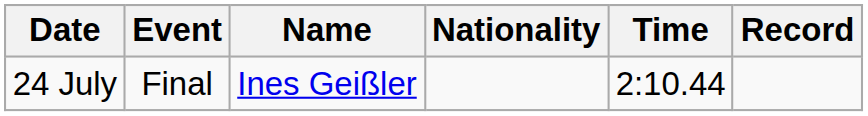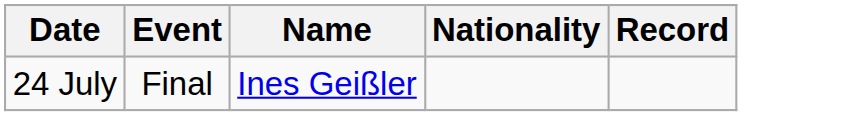- column: (671, 30)
